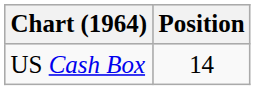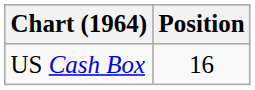(202, 63) 14 -> (202, 63) 16
